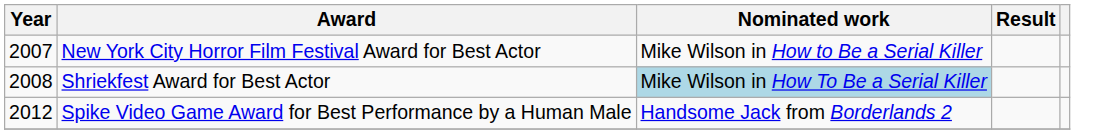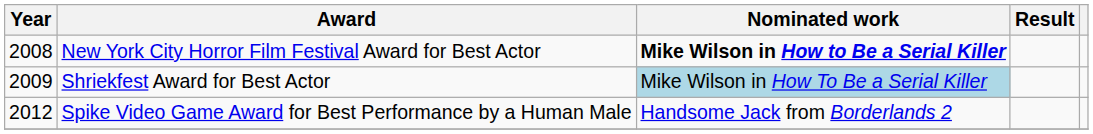(31, 50) 2007 -> (31, 50) 2008
(811, 50) normal -> (823, 50) bold
(31, 81) 2008 -> (31, 81) 2009
